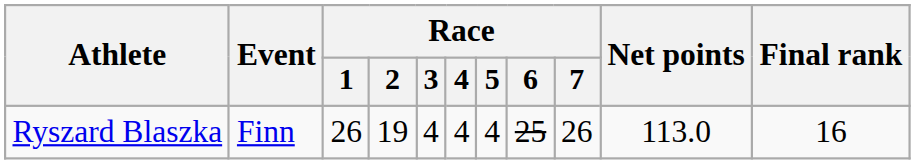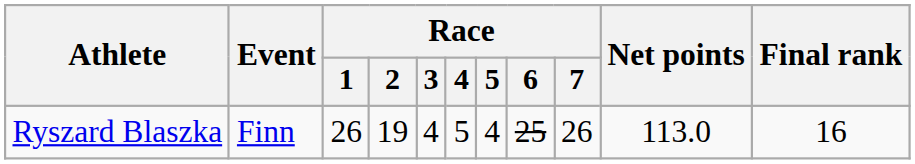(462, 132) 4 -> (462, 132) 5
